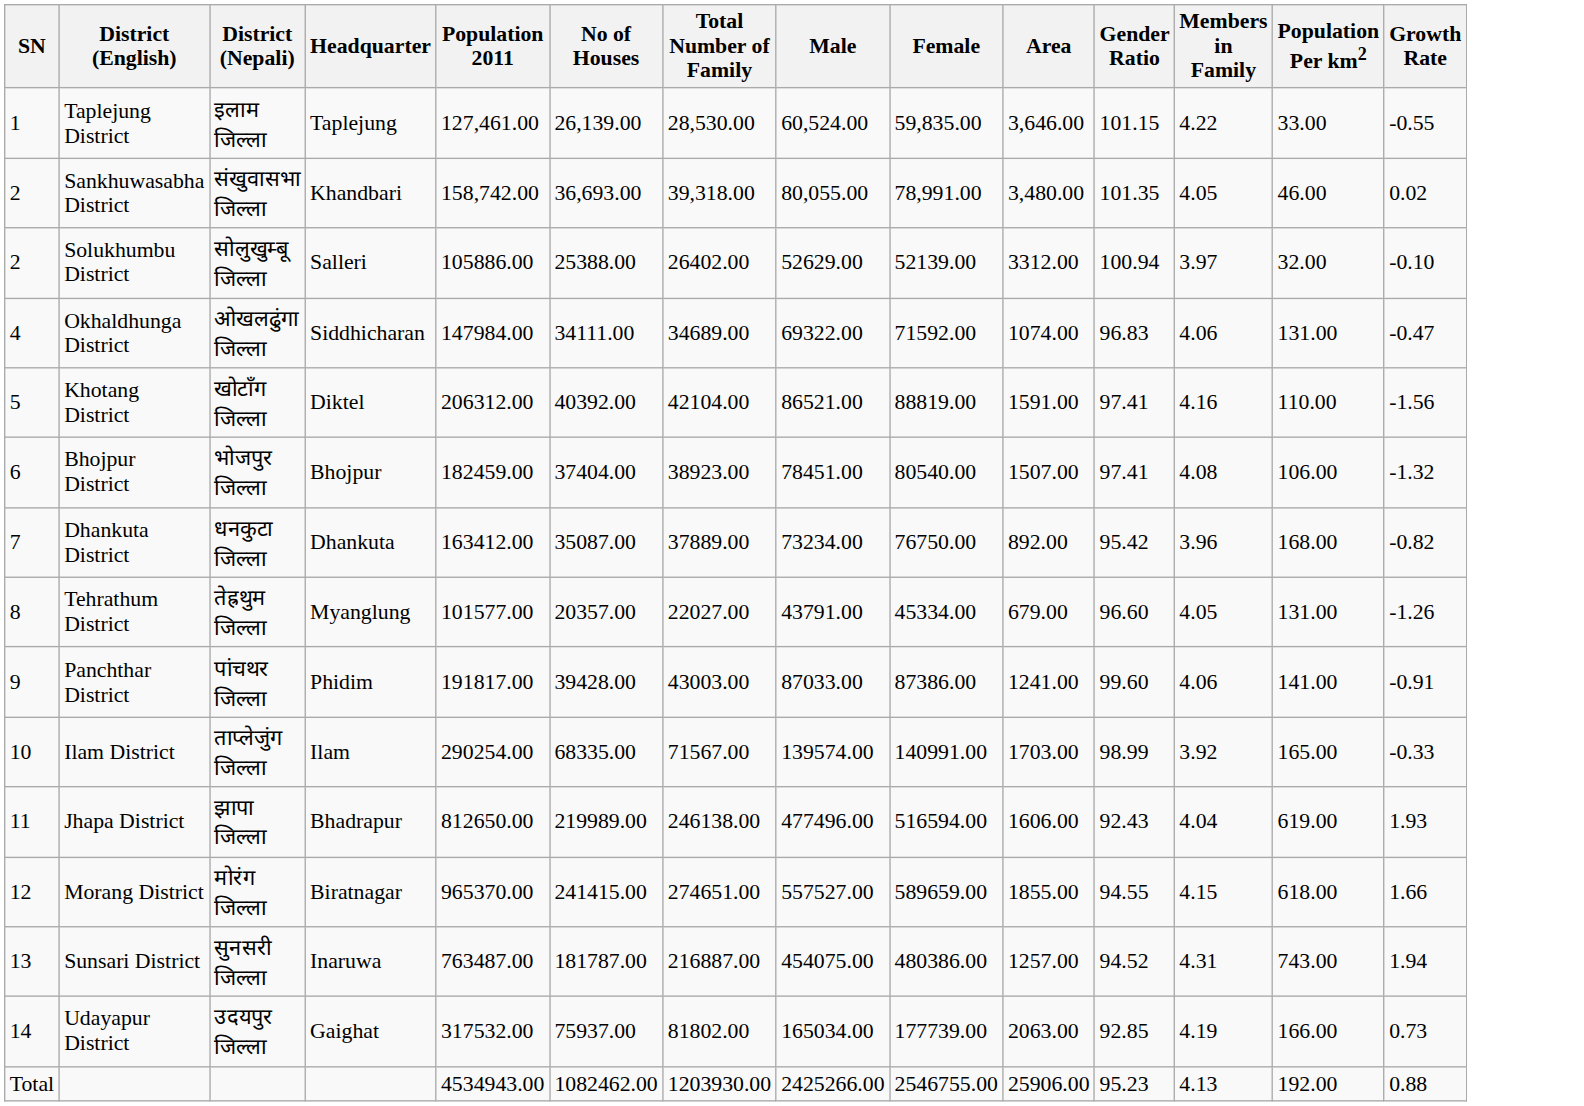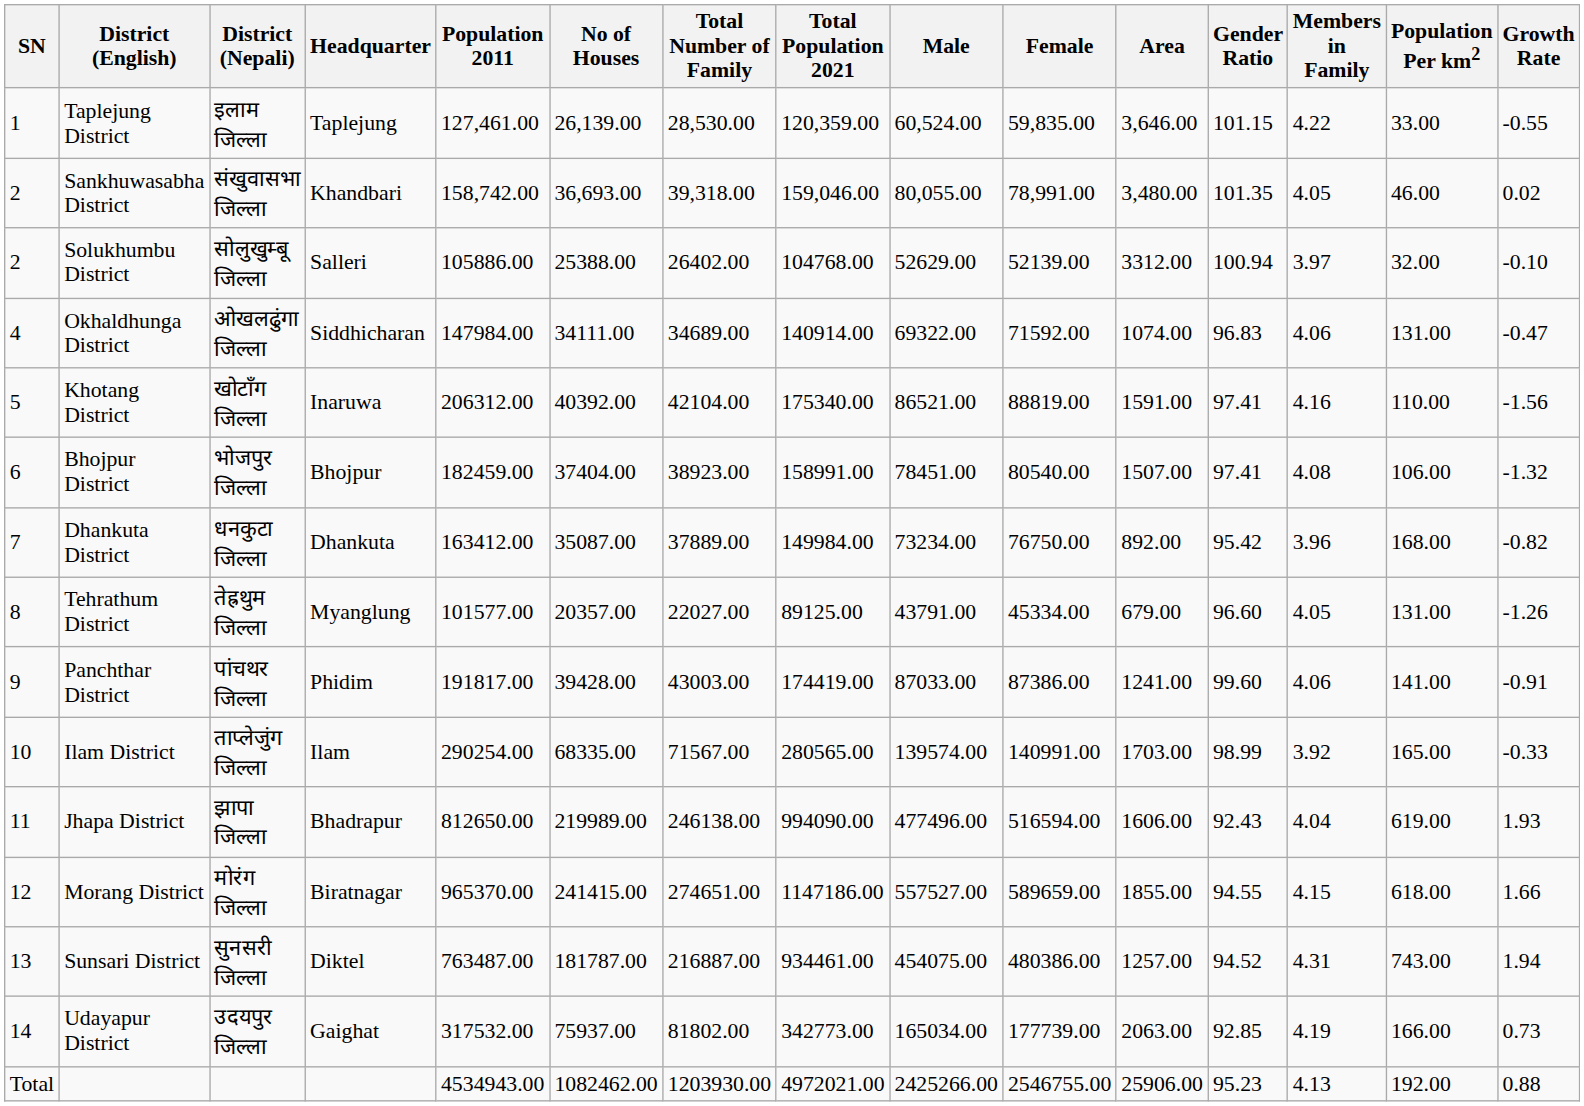+ column: (833, 46)
(337, 402) Diktel -> (346, 402) Inaruwa
(346, 961) Inaruwa -> (337, 961) Diktel
